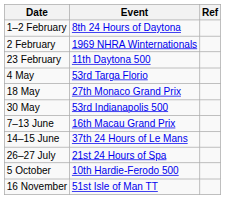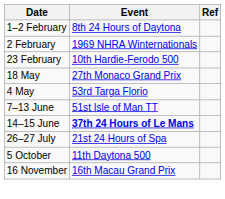(111, 59) 11th Daytona 500 -> (125, 59) 10th Hardie-Ferodo 500
rows swapped: (20, 75) <-> (23, 91)
- row: (23, 107)
(124, 123) 16th Macau Grand Prix -> (115, 107) 51st Isle of Man TT
(130, 139) normal -> (133, 123) bold
(125, 171) 10th Hardie-Ferodo 500 -> (111, 155) 11th Daytona 500
(115, 186) 51st Isle of Man TT -> (124, 171) 16th Macau Grand Prix
